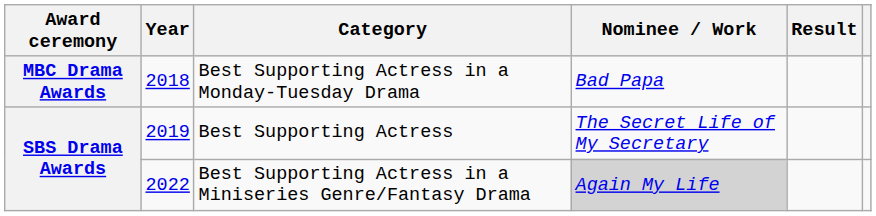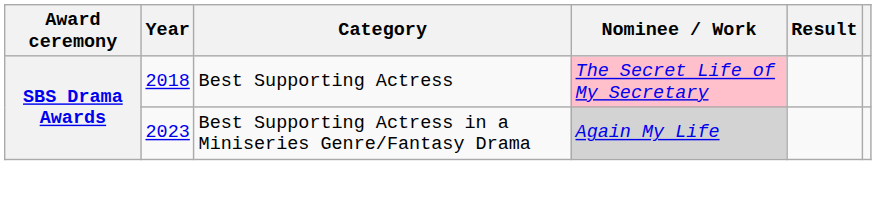- row: (354, 82)
(168, 133) 2019 -> (168, 82) 2018
(675, 133) no background -> (675, 82) pink background
(168, 185) 2022 -> (168, 133) 2023
